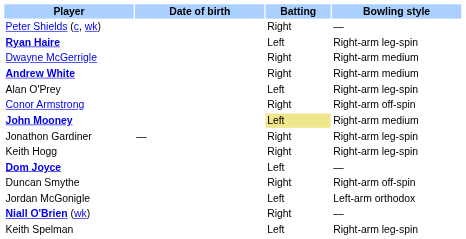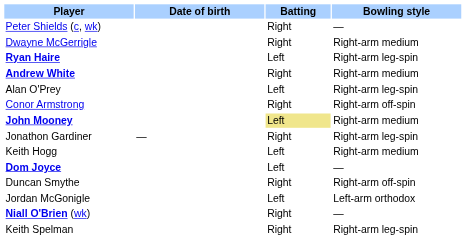rows swapped: (51, 58) <-> (33, 42)
(279, 152) Right -> (276, 152) Left
(376, 152) Right-arm leg-spin -> (376, 152) Right-arm medium
(276, 230) Left -> (279, 230) Right
